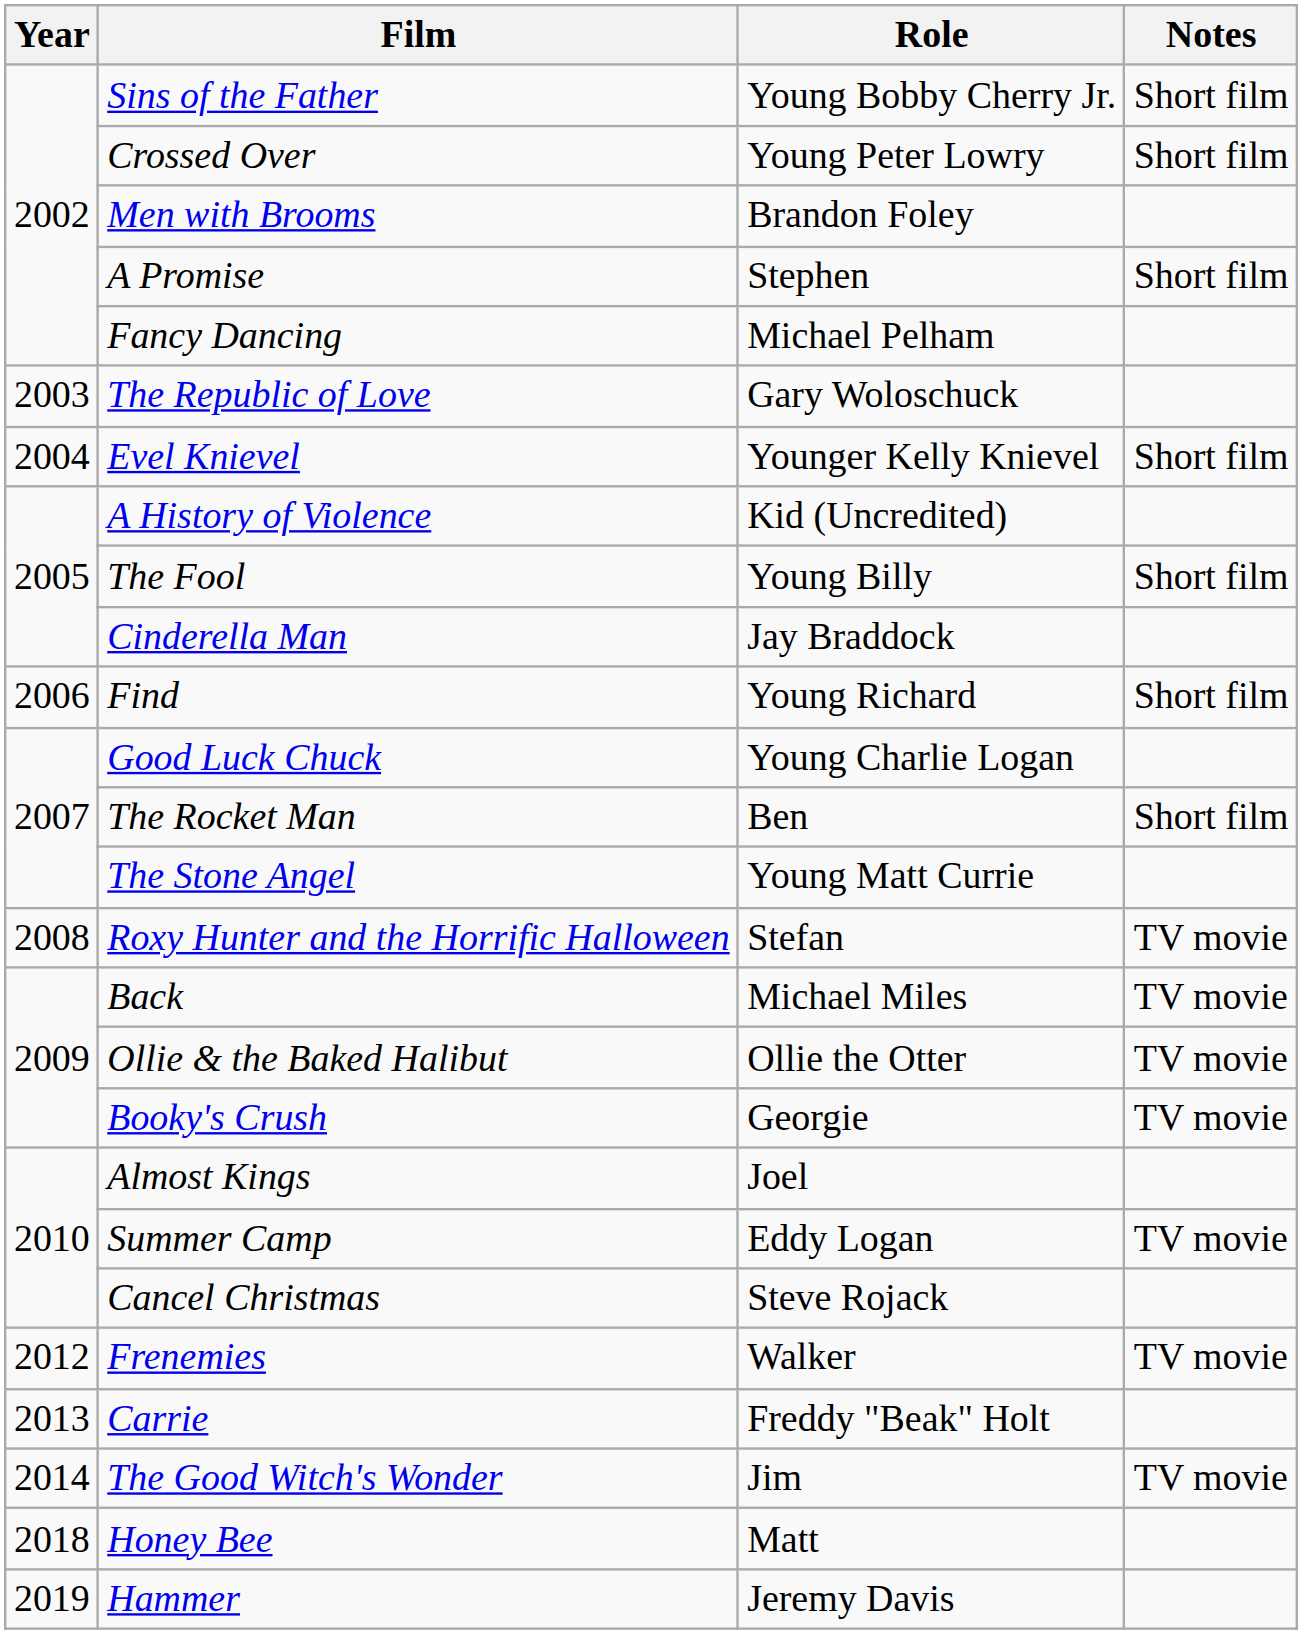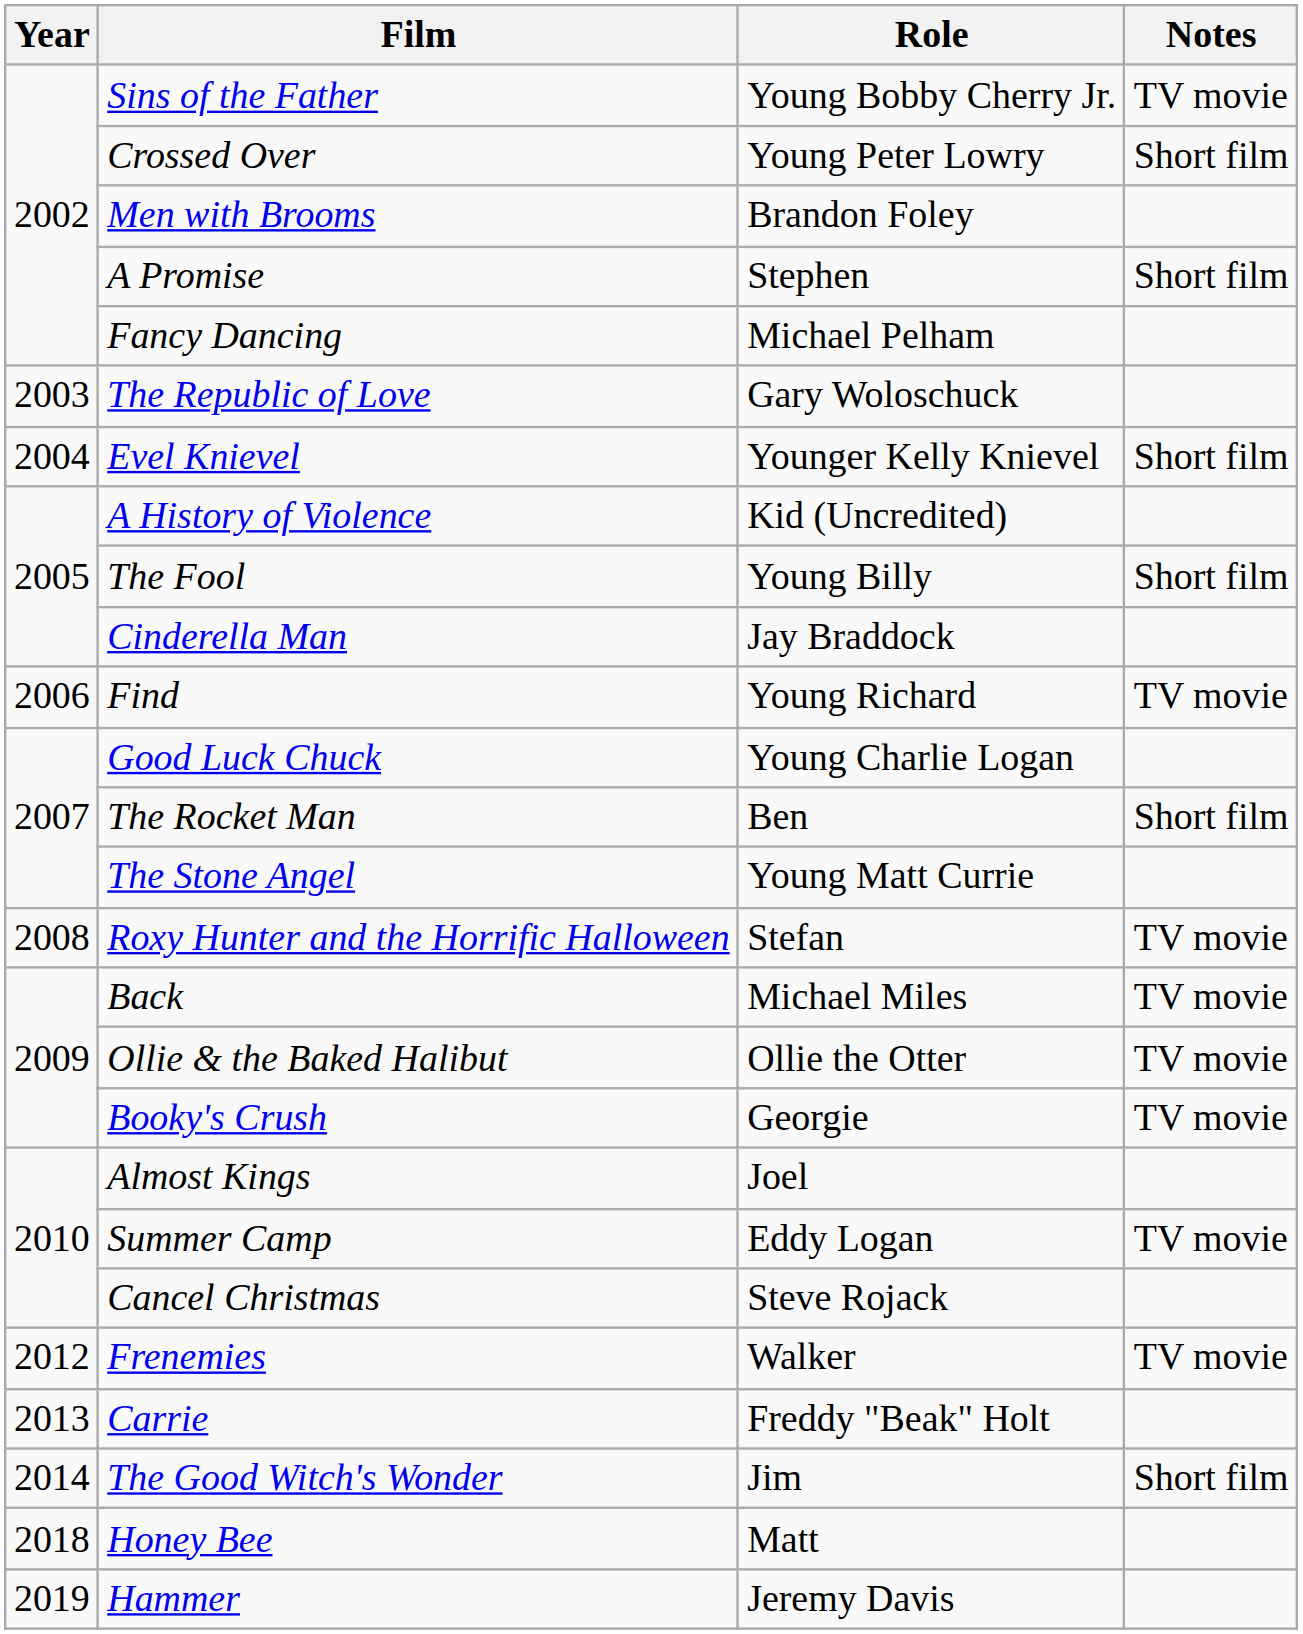(1211, 94) Short film -> (1211, 94) TV movie
(1211, 696) Short film -> (1211, 696) TV movie
(1211, 1477) TV movie -> (1211, 1477) Short film
